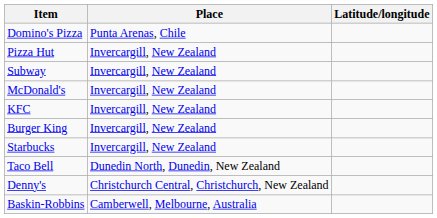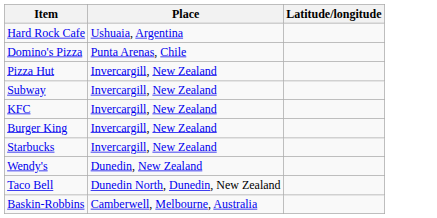+ row: (46, 33)
- row: (36, 90)
+ row: (27, 166)
- row: (27, 185)
